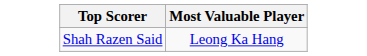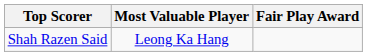+ column: (308, 16)
